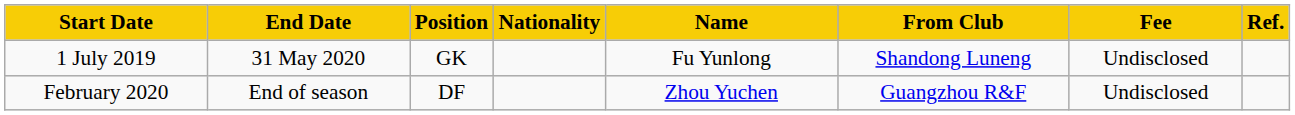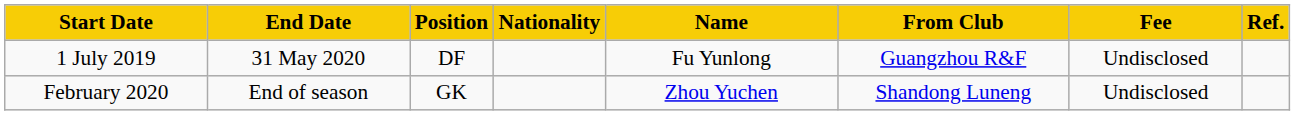(452, 57) GK -> (452, 57) DF
(953, 57) Shandong Luneng -> (953, 57) Guangzhou R&F
(452, 92) DF -> (452, 92) GK
(953, 92) Guangzhou R&F -> (953, 92) Shandong Luneng
